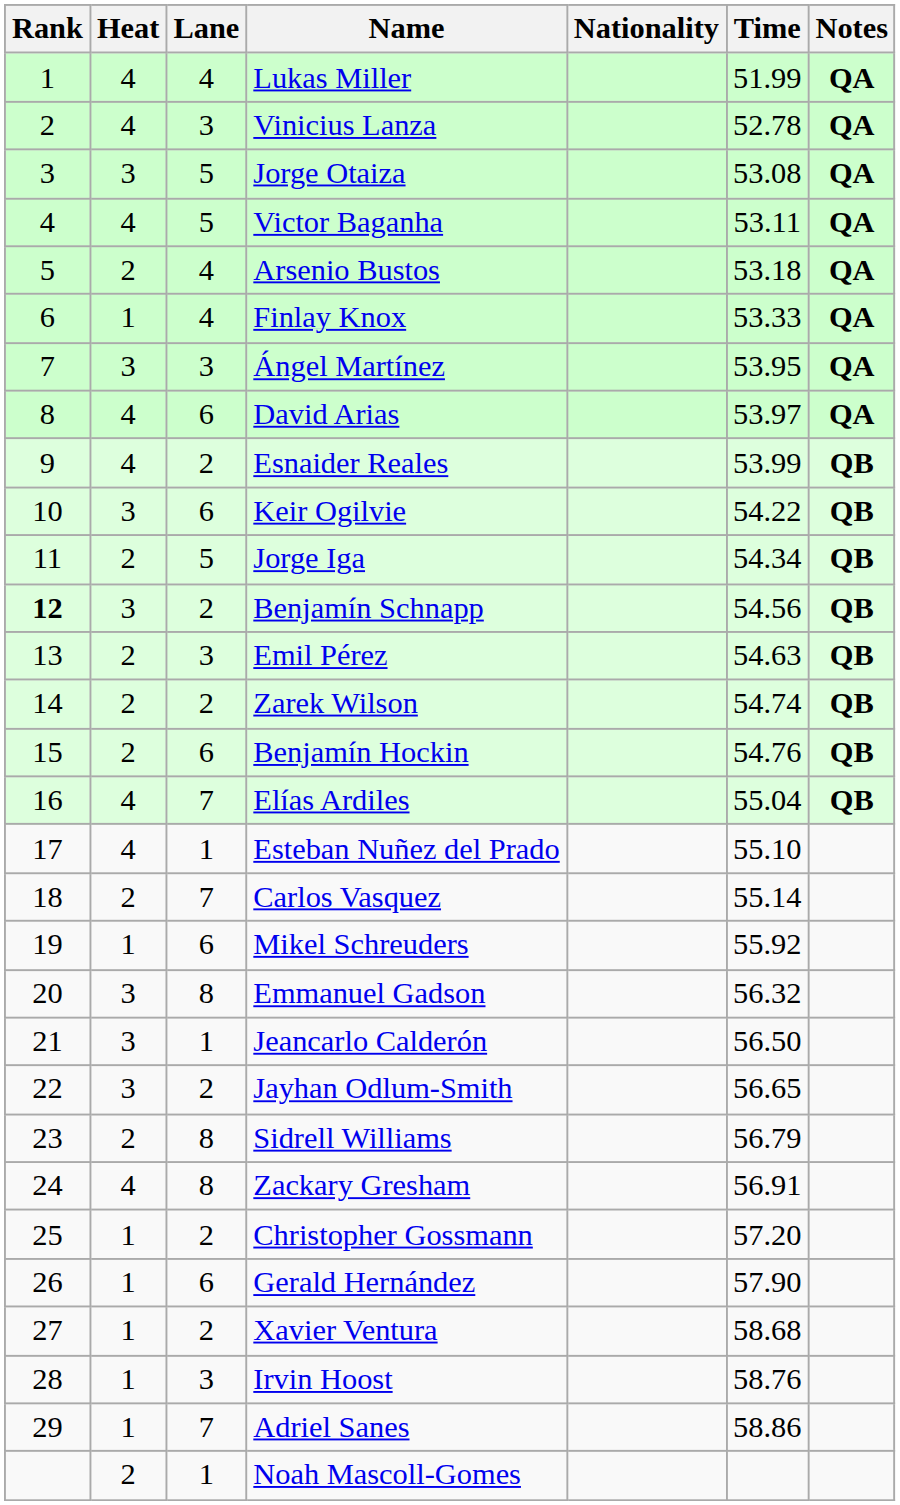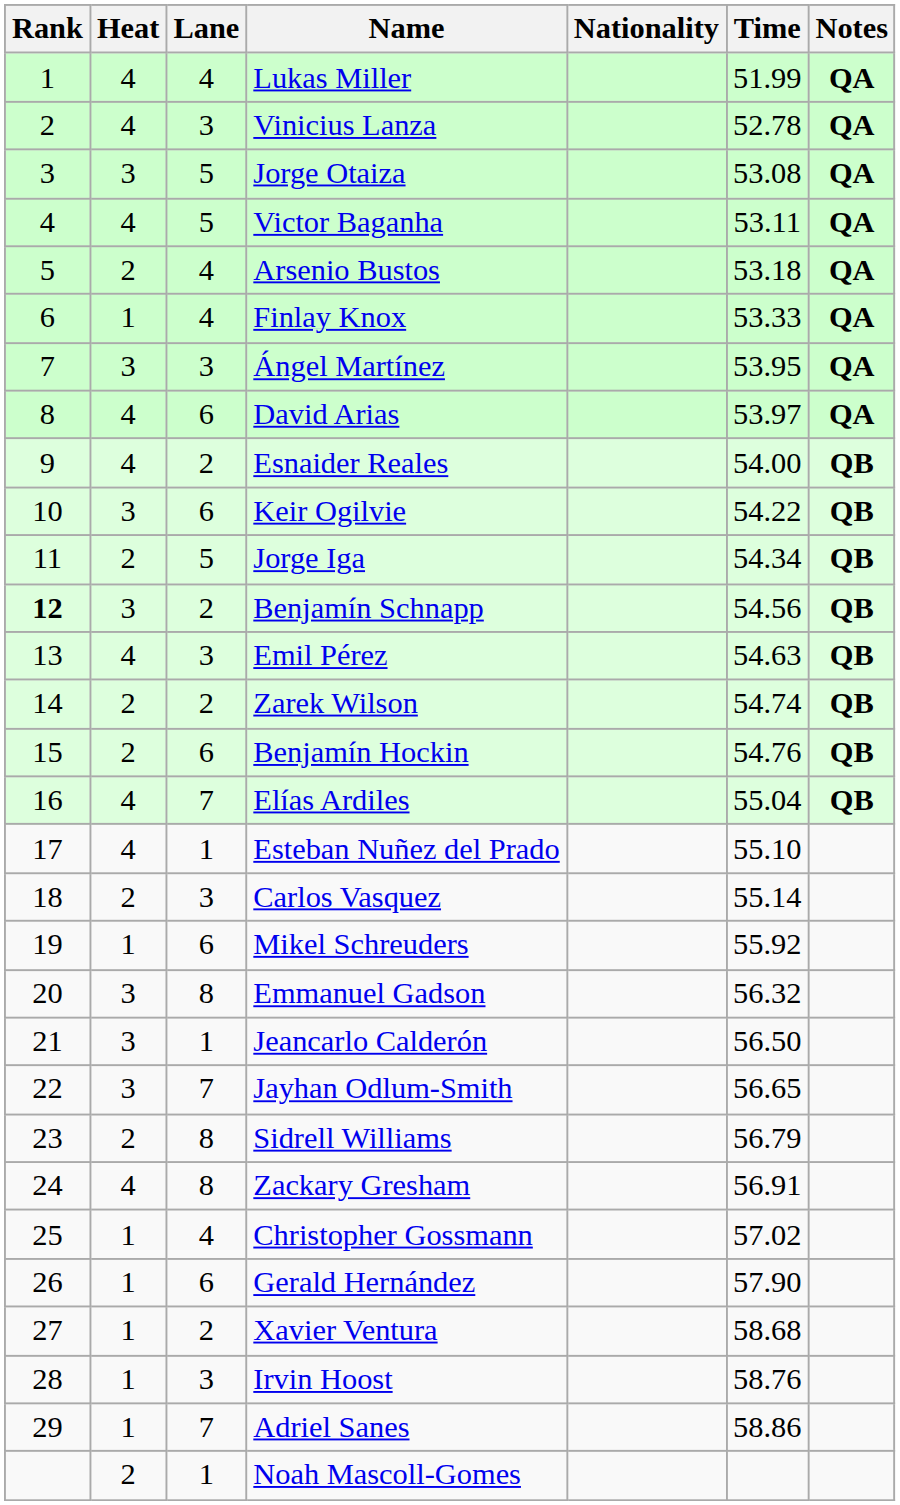(767, 462) 53.99 -> (767, 462) 54.00
(128, 655) 2 -> (128, 655) 4
(206, 896) 7 -> (206, 896) 3
(206, 1089) 2 -> (206, 1089) 7
(206, 1233) 2 -> (206, 1233) 4
(767, 1233) 57.20 -> (767, 1233) 57.02
